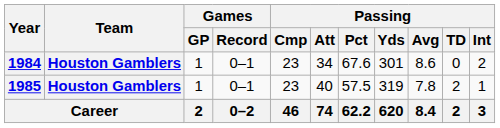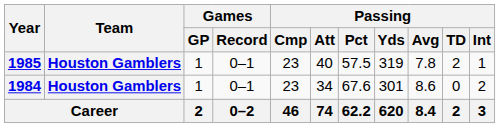rows swapped: (24, 63) <-> (24, 87)
